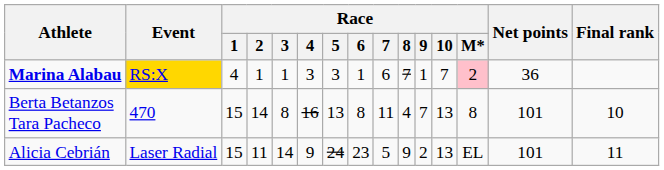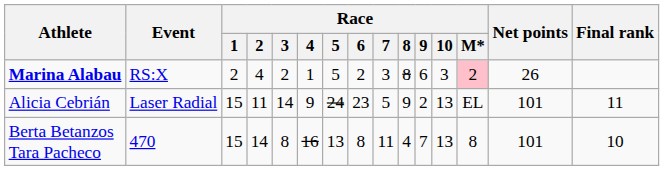(149, 74) gold background -> (149, 74) no background
(234, 74) 4 -> (234, 74) 2
(259, 74) 1 -> (259, 74) 4
(285, 74) 1 -> (285, 74) 2
(310, 74) 3 -> (310, 74) 1
(335, 74) 3 -> (335, 74) 5
(361, 74) 1 -> (361, 74) 2
(386, 74) 6 -> (386, 74) 3
(407, 74) 7 -> (407, 74) 8
(423, 74) 1 -> (423, 74) 6
(444, 74) 7 -> (444, 74) 3
(530, 74) 36 -> (530, 74) 26
rows swapped: (59, 152) <-> (61, 113)
